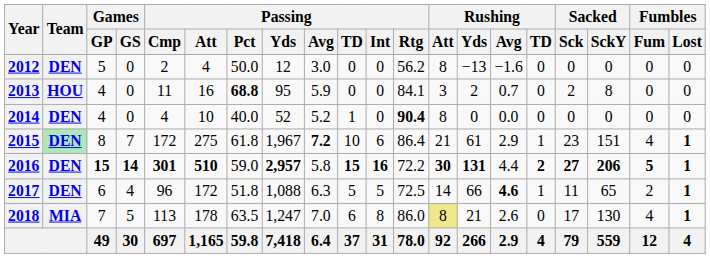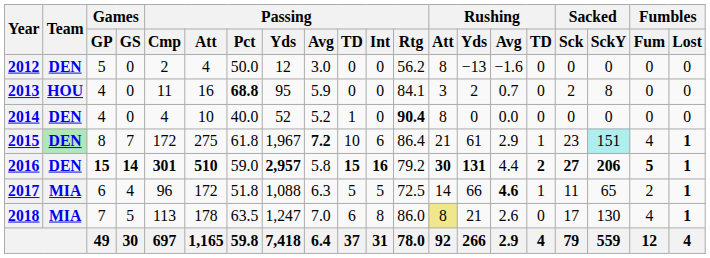(609, 141) no background -> (609, 141) paleturquoise background
(411, 166) 72.2 -> (411, 166) 79.2
(65, 191) DEN -> (65, 191) MIA
